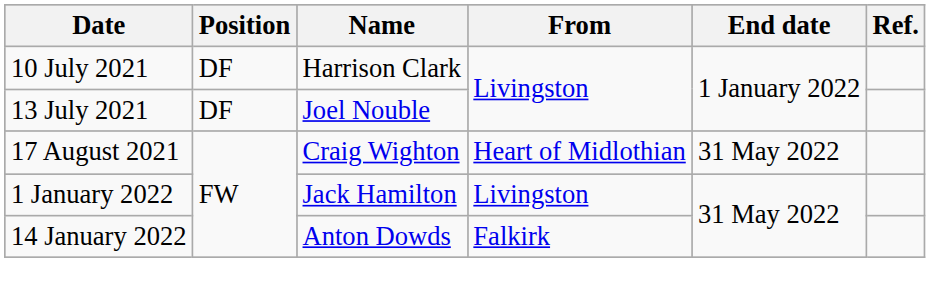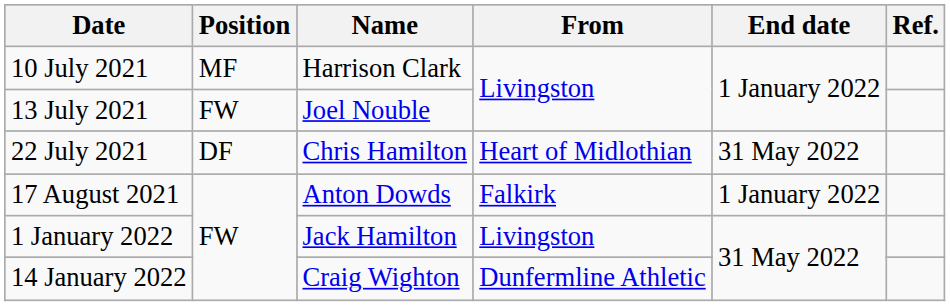(216, 67) DF -> (218, 67) MF
(216, 109) DF -> (219, 109) FW
+ row: (80, 151)
(381, 151) Craig Wighton -> (377, 194) Anton Dowds
(580, 151) Heart of Midlothian -> (518, 194) Falkirk
(769, 151) 31 May 2022 -> (799, 194) 1 January 2022
(377, 236) Anton Dowds -> (381, 278) Craig Wighton
(512, 236) Falkirk -> (592, 278) Dunfermline Athletic
